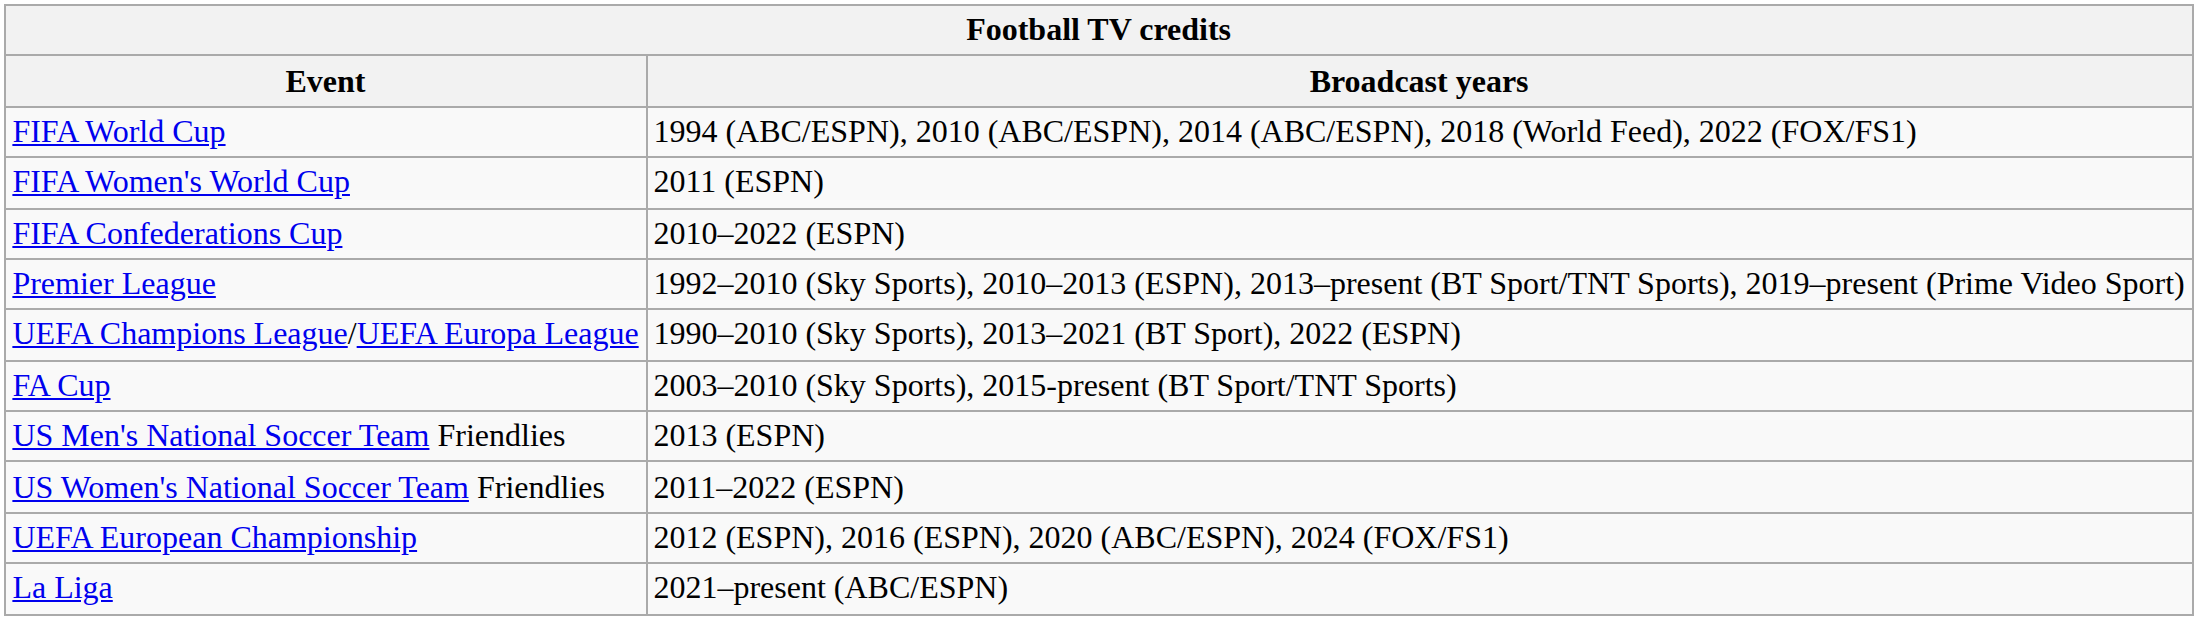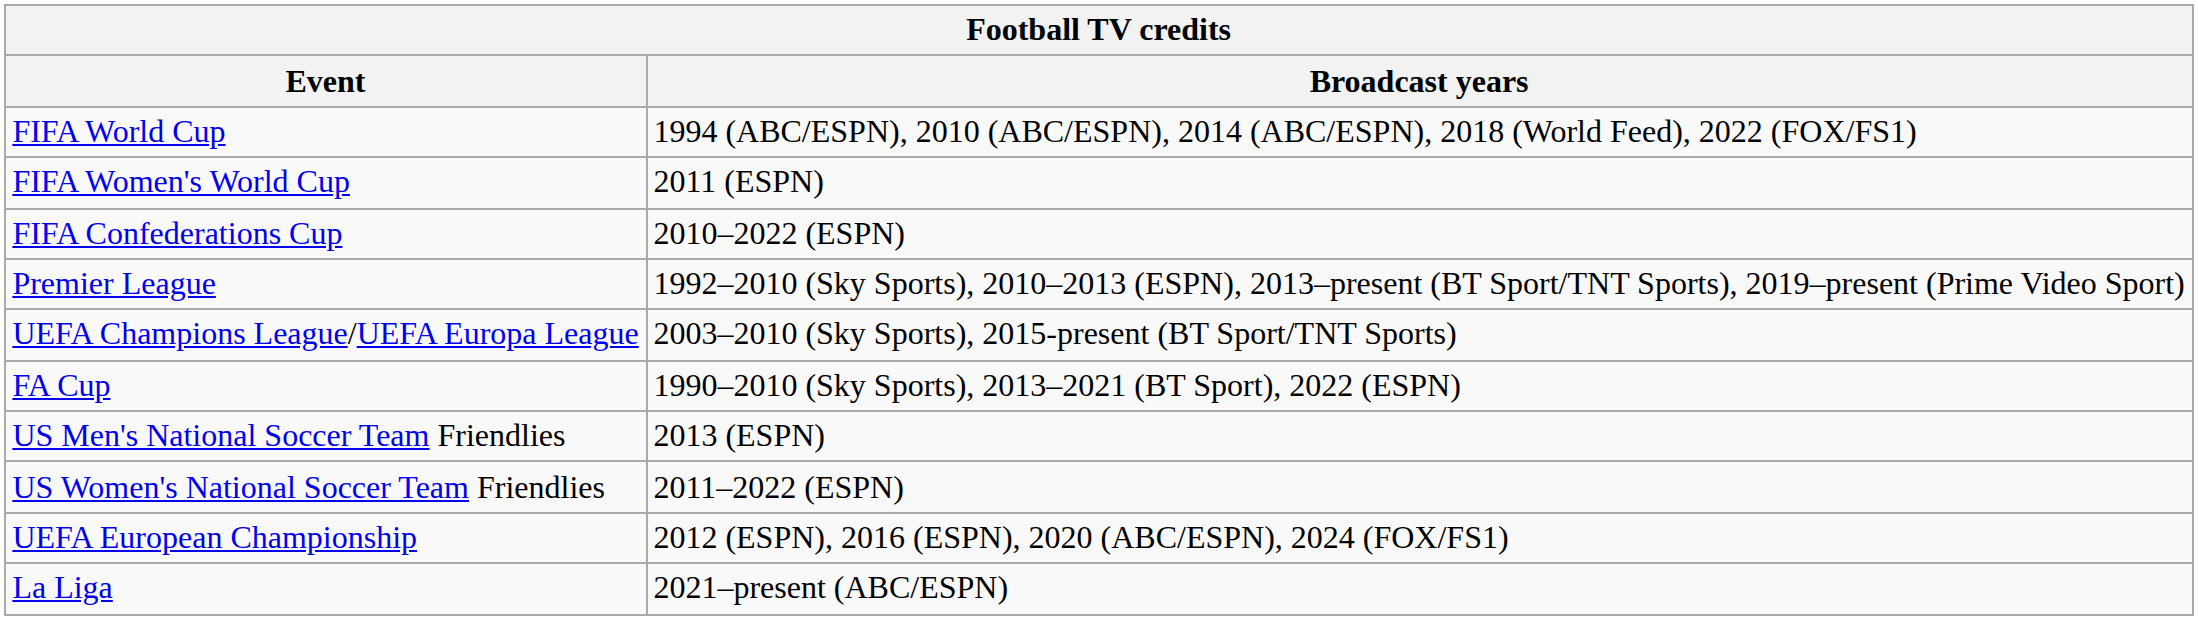(1057, 334) 1990–2010 (Sky Sports), 2013–2021 (BT Sport), 2022 (ESPN) -> (1055, 334) 2003–2010 (Sky Sports), 2015-present (BT Sport/TNT Sports)
(1055, 385) 2003–2010 (Sky Sports), 2015-present (BT Sport/TNT Sports) -> (1057, 385) 1990–2010 (Sky Sports), 2013–2021 (BT Sport), 2022 (ESPN)
